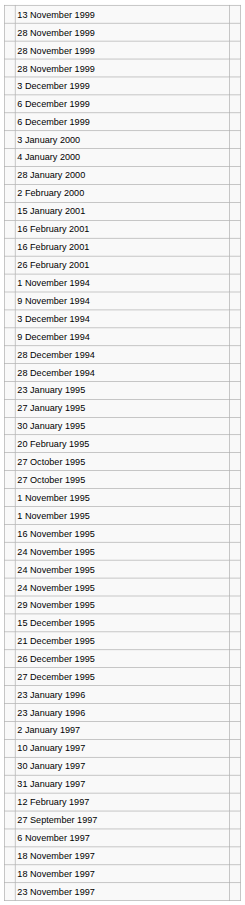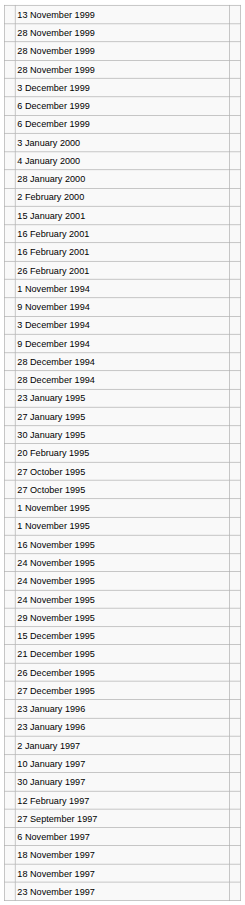- row: (10, 784)
